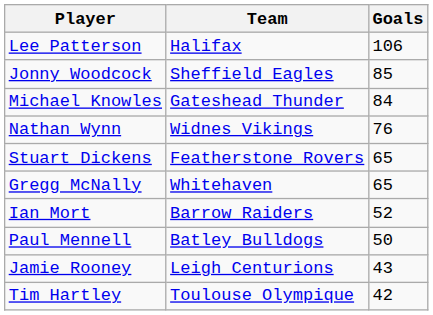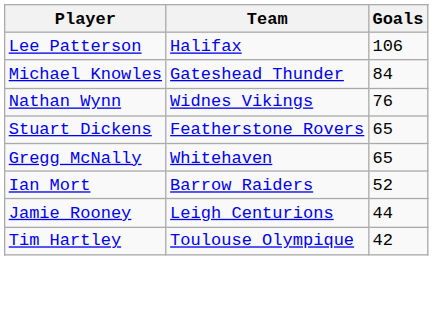- row: (80, 74)
- row: (70, 241)
(383, 268) 43 -> (383, 213) 44
